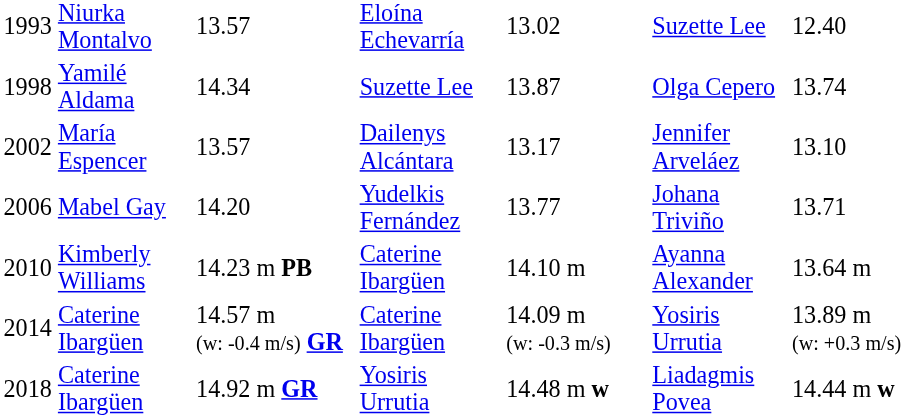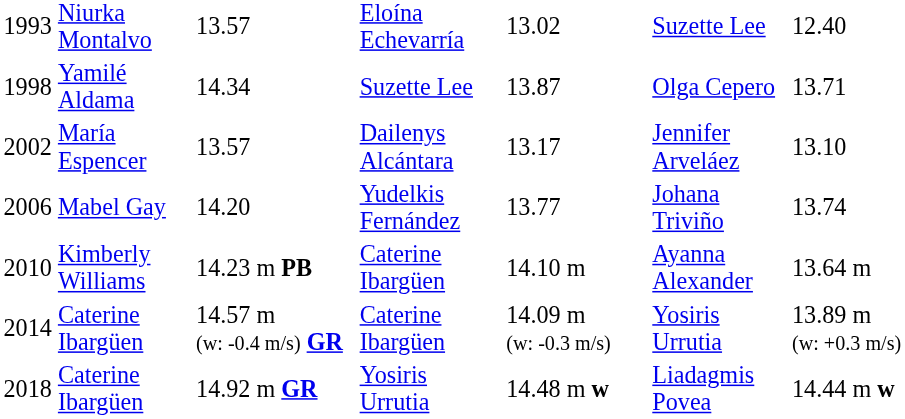(819, 86) 13.74 -> (819, 86) 13.71
(819, 207) 13.71 -> (819, 207) 13.74
